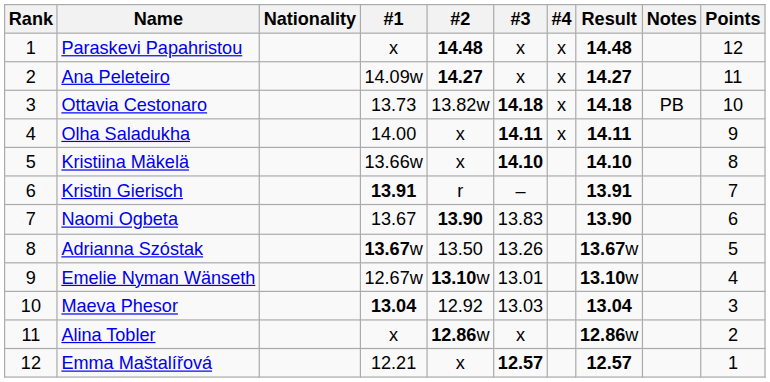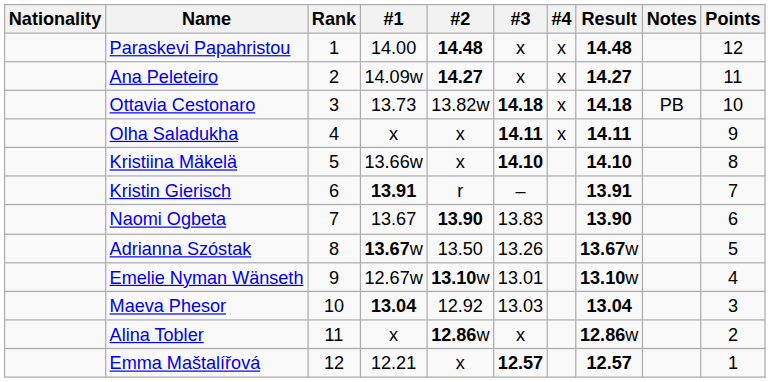columns swapped: (31, 19) <-> (310, 19)
(394, 48) x -> (394, 48) 14.00
(394, 134) 14.00 -> (394, 134) x
